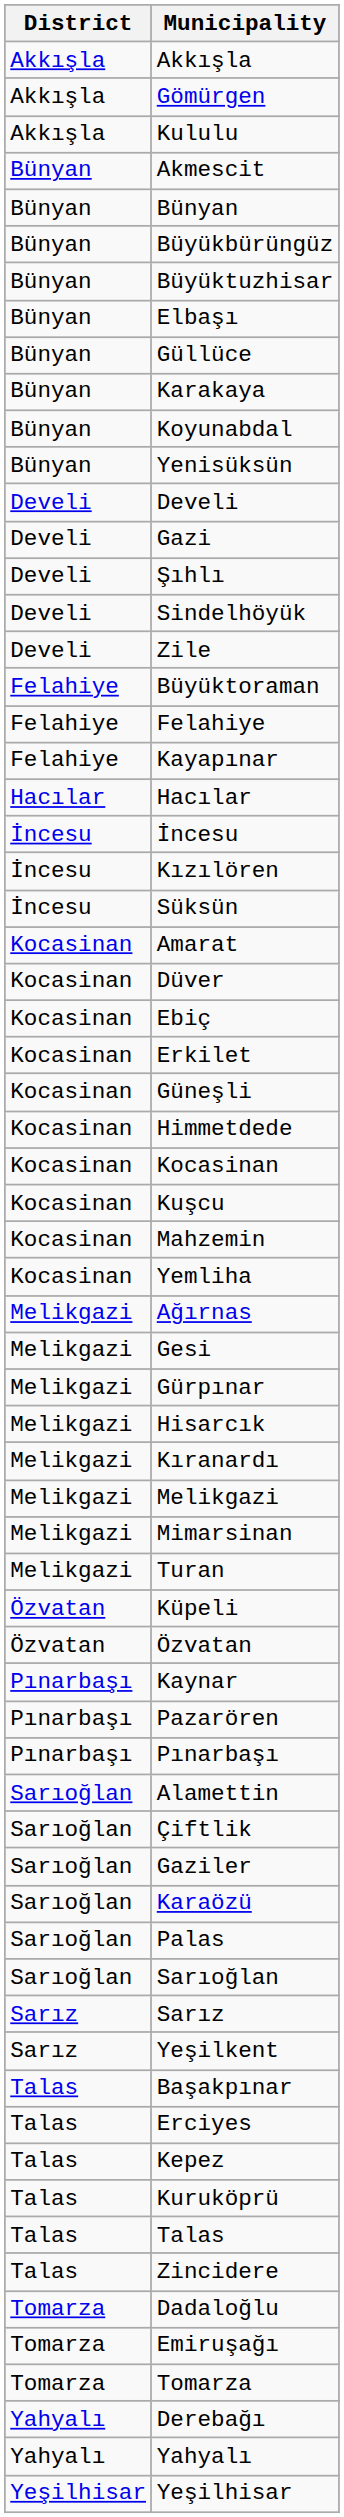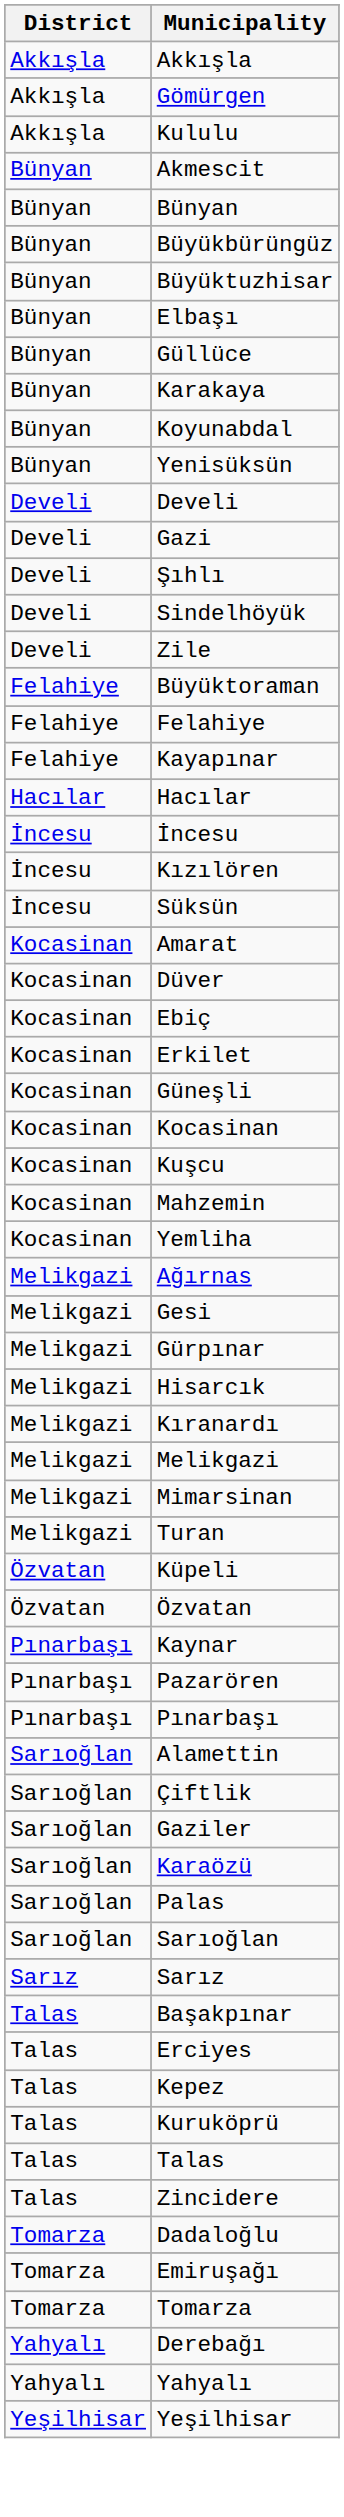- row: (225, 1129)
- row: (218, 2051)
